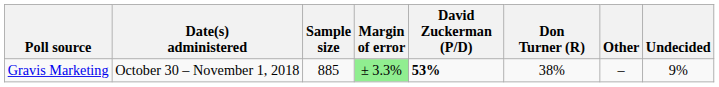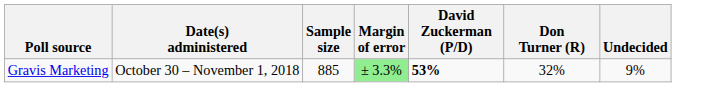- column: (621, 47)
(552, 70) 38% -> (552, 70) 32%
